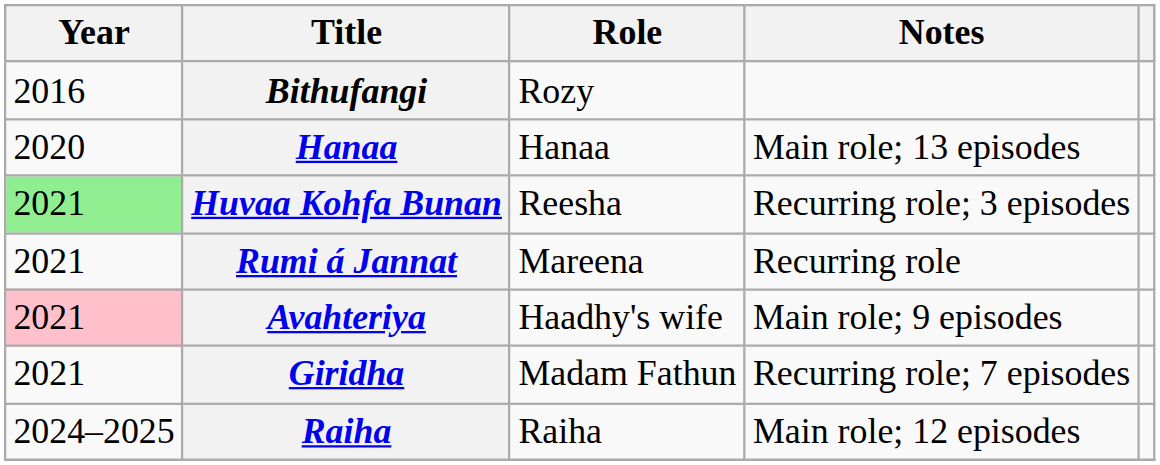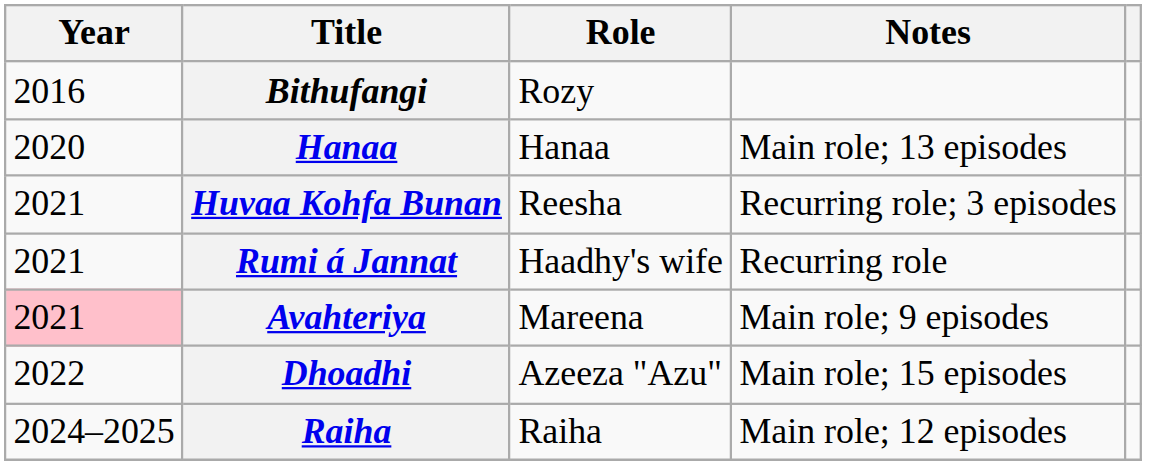(49, 203) lightgreen background -> (49, 203) no background
(581, 260) Mareena -> (621, 260) Haadhy's wife
(621, 317) Haadhy's wife -> (581, 317) Mareena
- row: (347, 373)
+ row: (347, 373)
